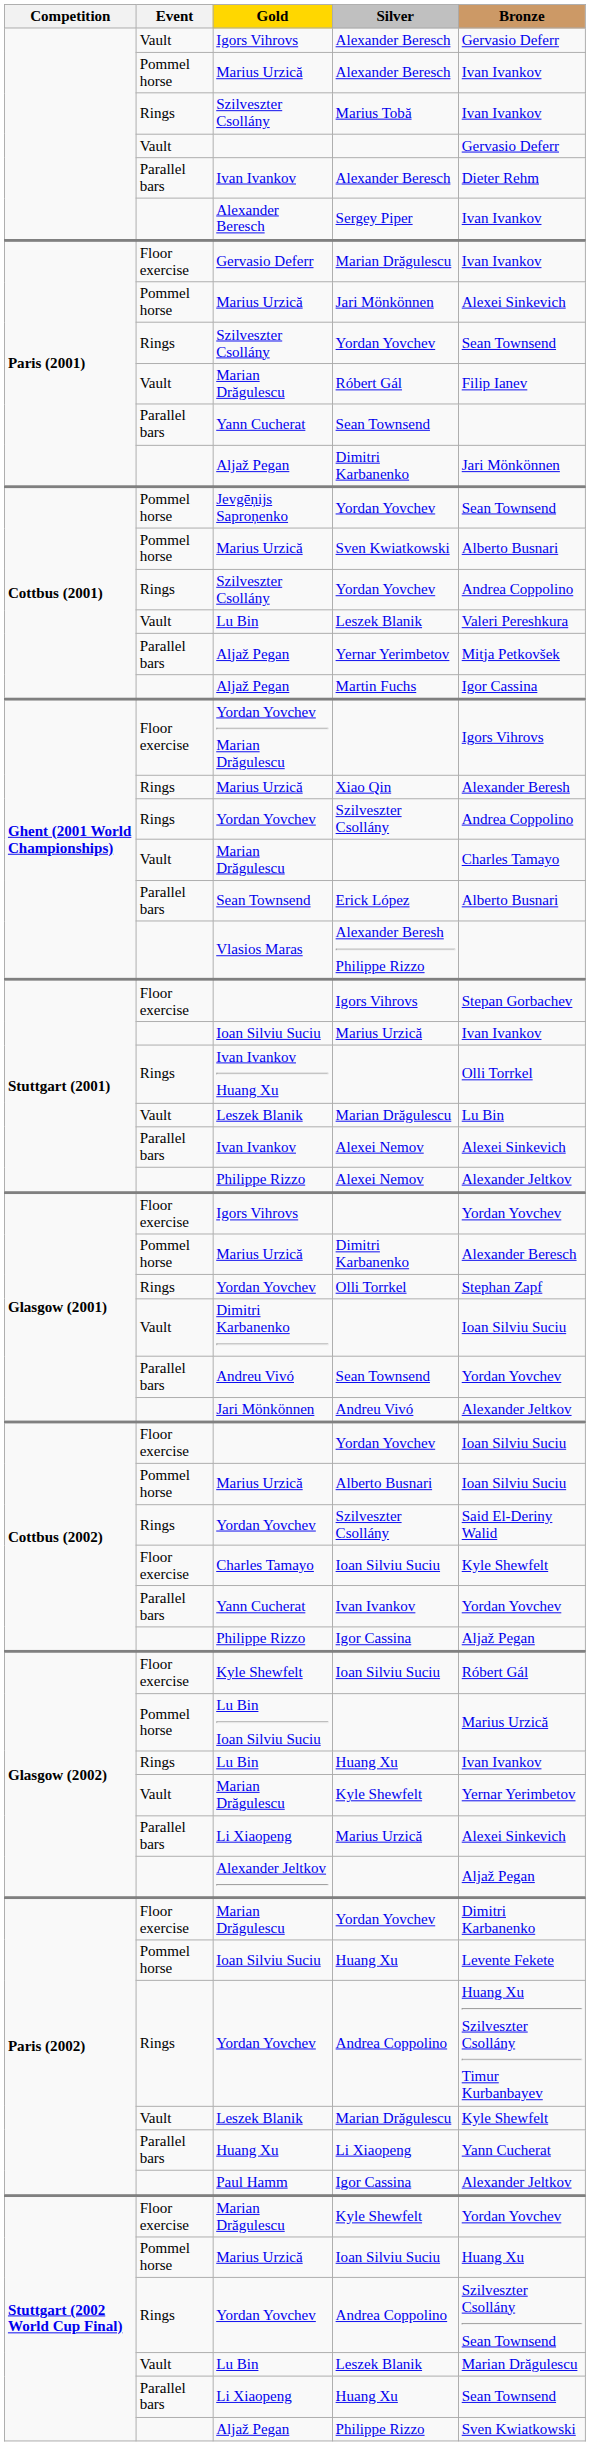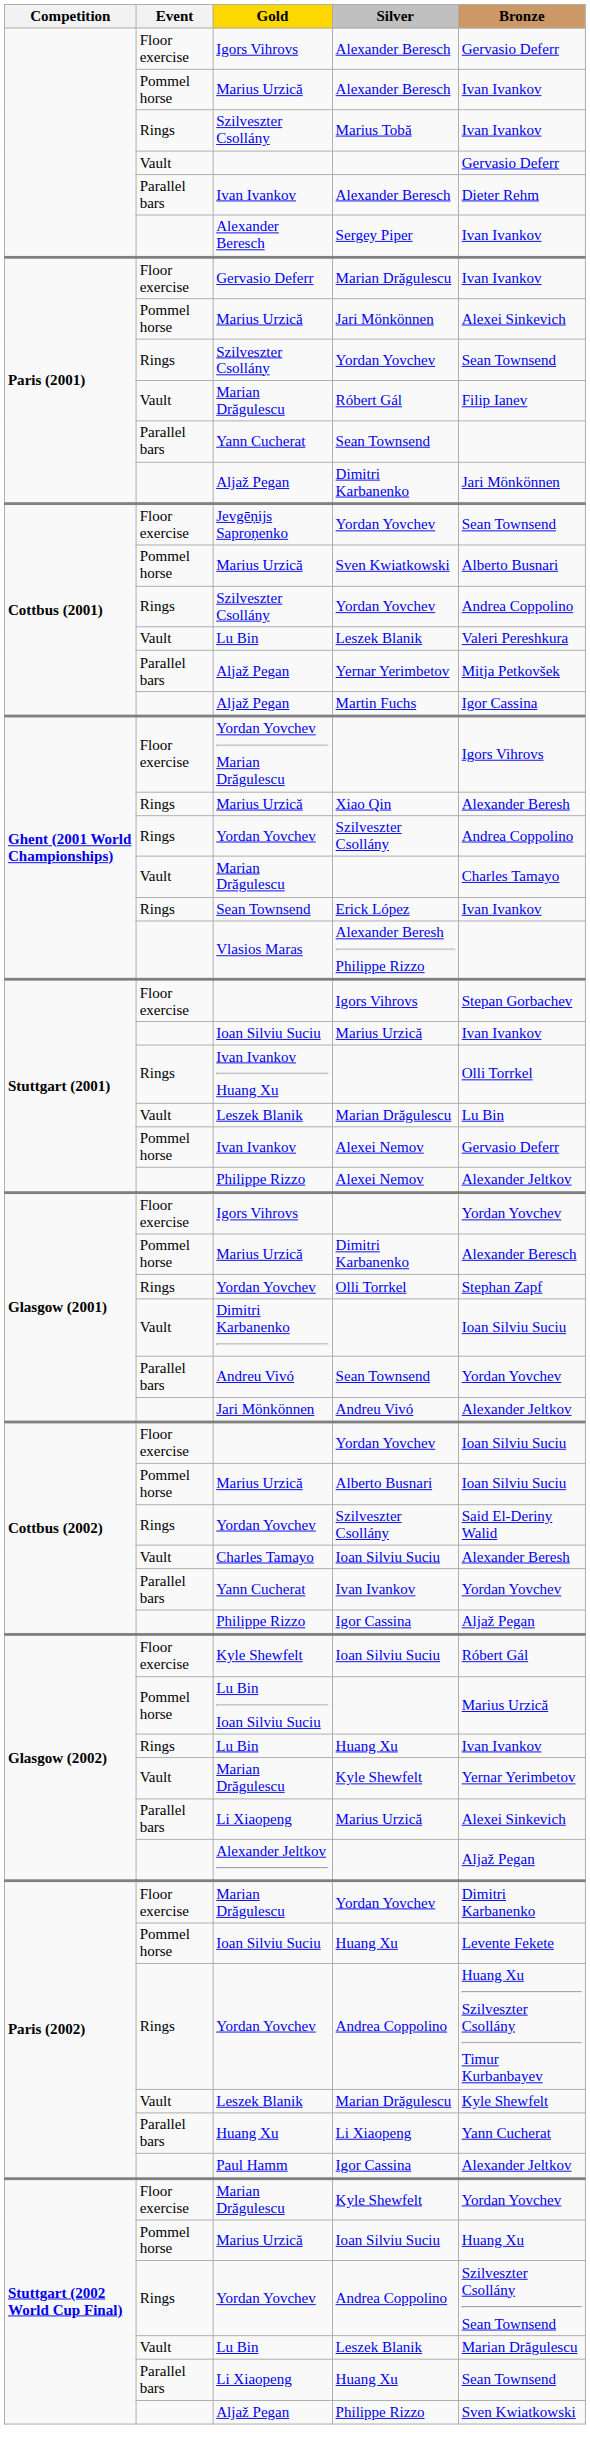(156, 40) Vault -> (164, 48) Floor exercise
(165, 507) Pommel horse -> (164, 524) Floor exercise
(163, 900) Parallel bars -> (157, 909) Rings
(510, 900) Alberto Busnari -> (502, 909) Ivan Ivankov
(163, 1147) Parallel bars -> (165, 1147) Pommel horse
(514, 1147) Alexei Sinkevich -> (510, 1147) Gervasio Deferr
(164, 1565) Floor exercise -> (156, 1557) Vault
(505, 1565) Kyle Shewfelt -> (516, 1557) Alexander Beresh
